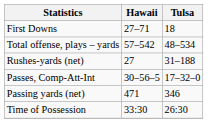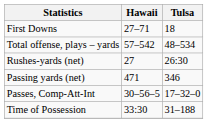(180, 61) 31–188 -> (176, 61) 26:30
rows swapped: (46, 93) <-> (51, 77)
(176, 110) 26:30 -> (180, 110) 31–188
